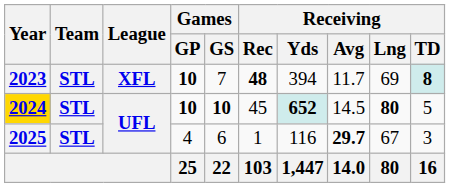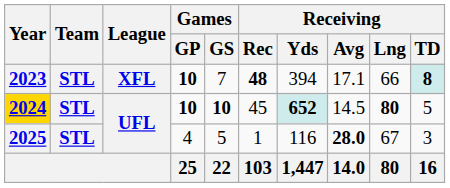(349, 78) 11.7 -> (349, 78) 17.1
(390, 78) 69 -> (390, 78) 66
(222, 138) 6 -> (222, 138) 5
(349, 138) 29.7 -> (349, 138) 28.0
